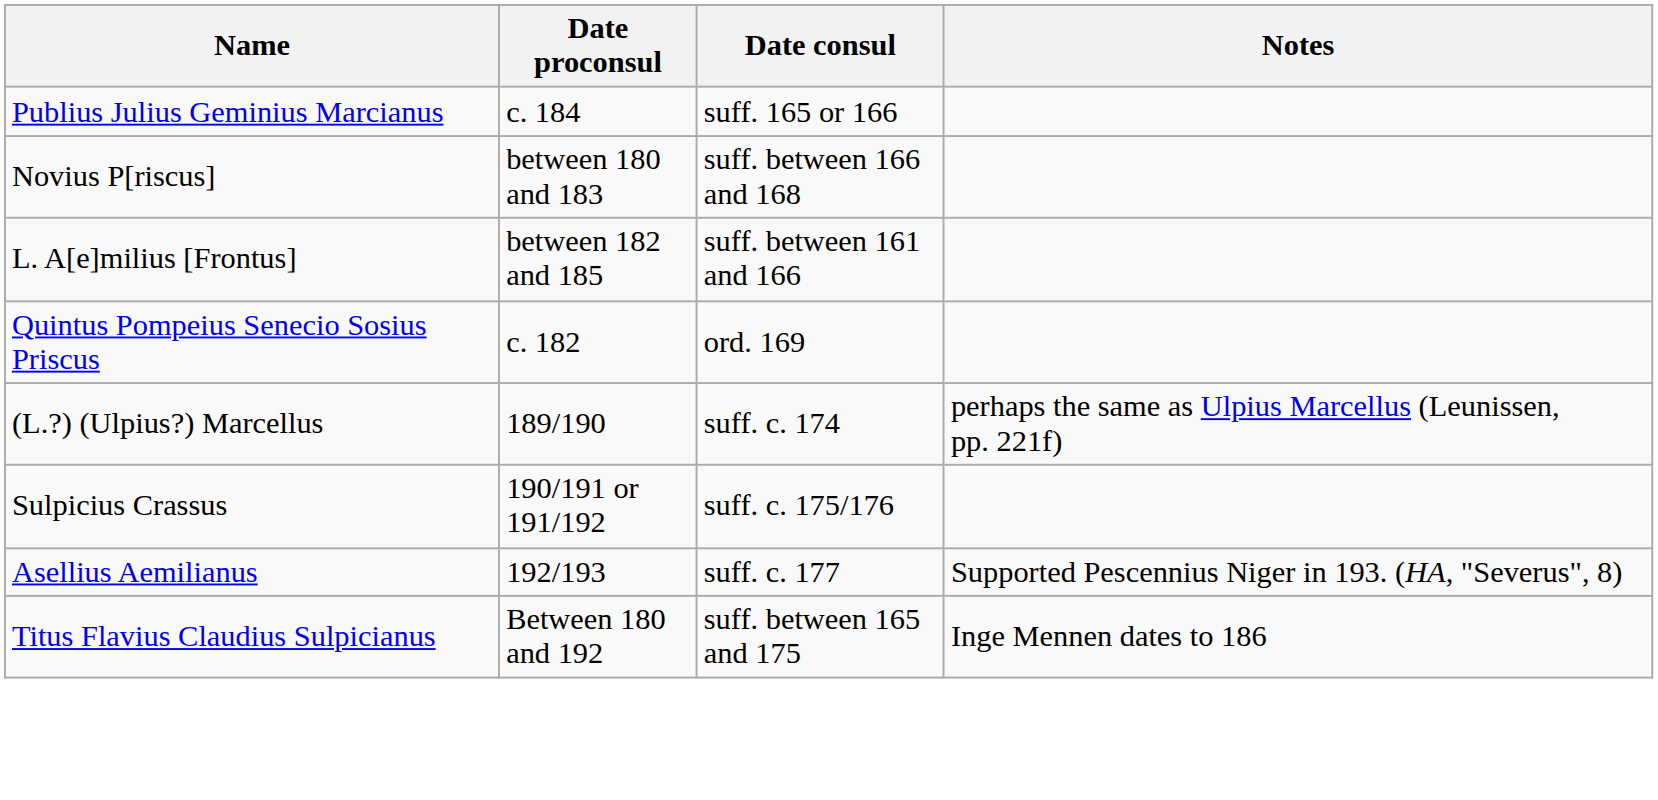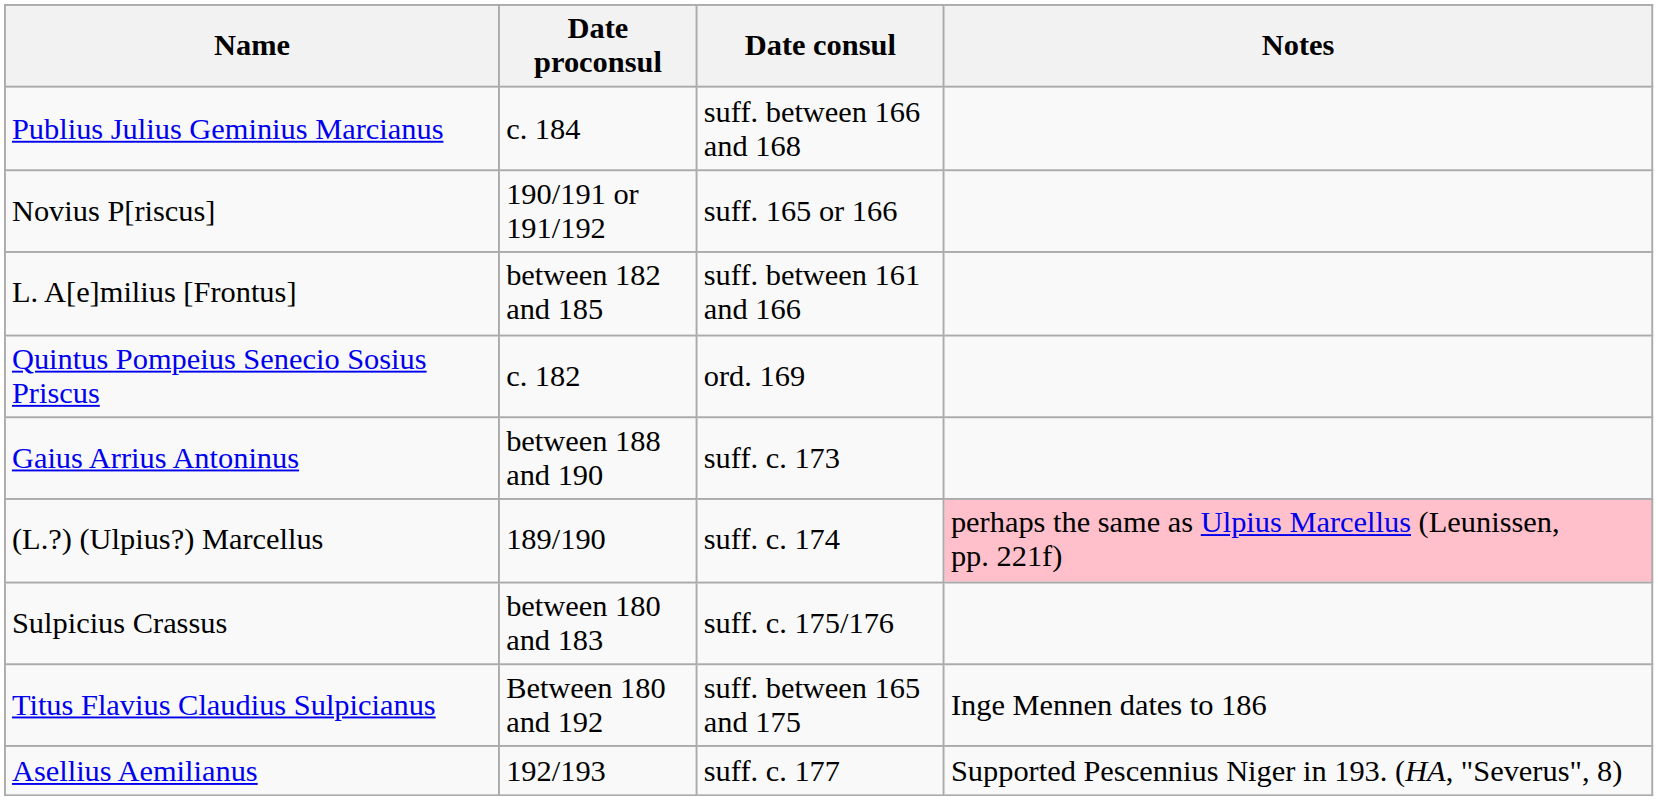(801, 111) suff. 165 or 166 -> (812, 128) suff. between 166 and 168
(583, 176) between 180 and 183 -> (572, 210) 190/191 or 191/192
(812, 176) suff. between 166 and 168 -> (801, 210) suff. 165 or 166
+ row: (156, 457)
(1255, 423) no background -> (1255, 540) pink background
(572, 505) 190/191 or 191/192 -> (583, 622) between 180 and 183
rows swapped: (224, 636) <-> (135, 571)
